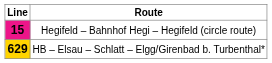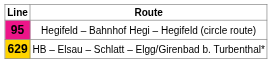(18, 29) 15 -> (18, 29) 95
